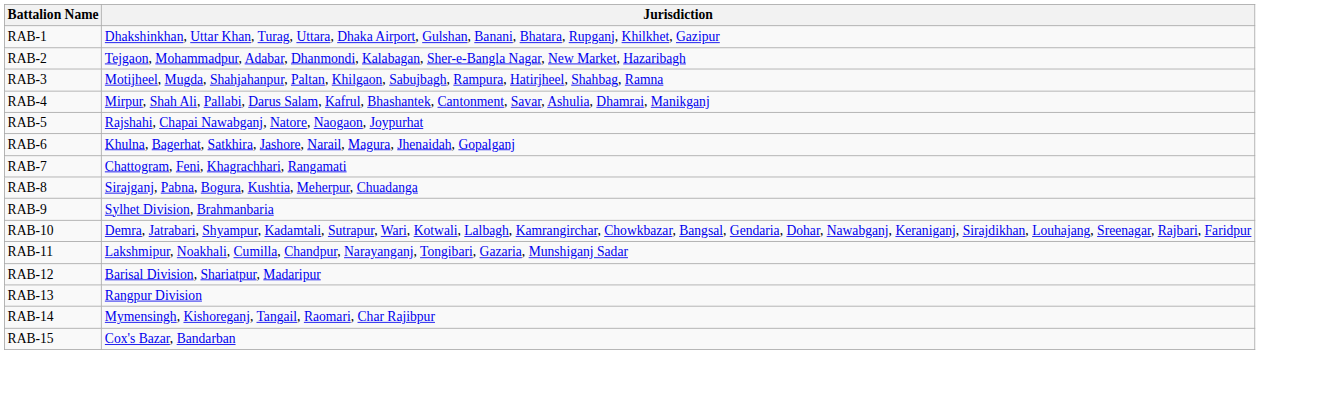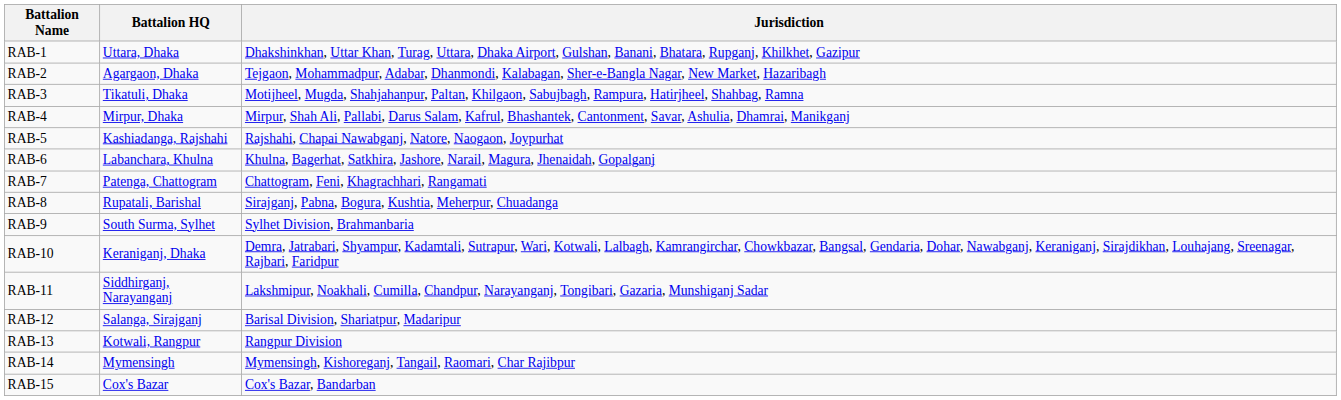+ column: (171, 22)
